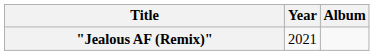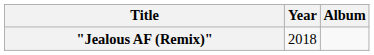(302, 38) 2021 -> (302, 38) 2018
